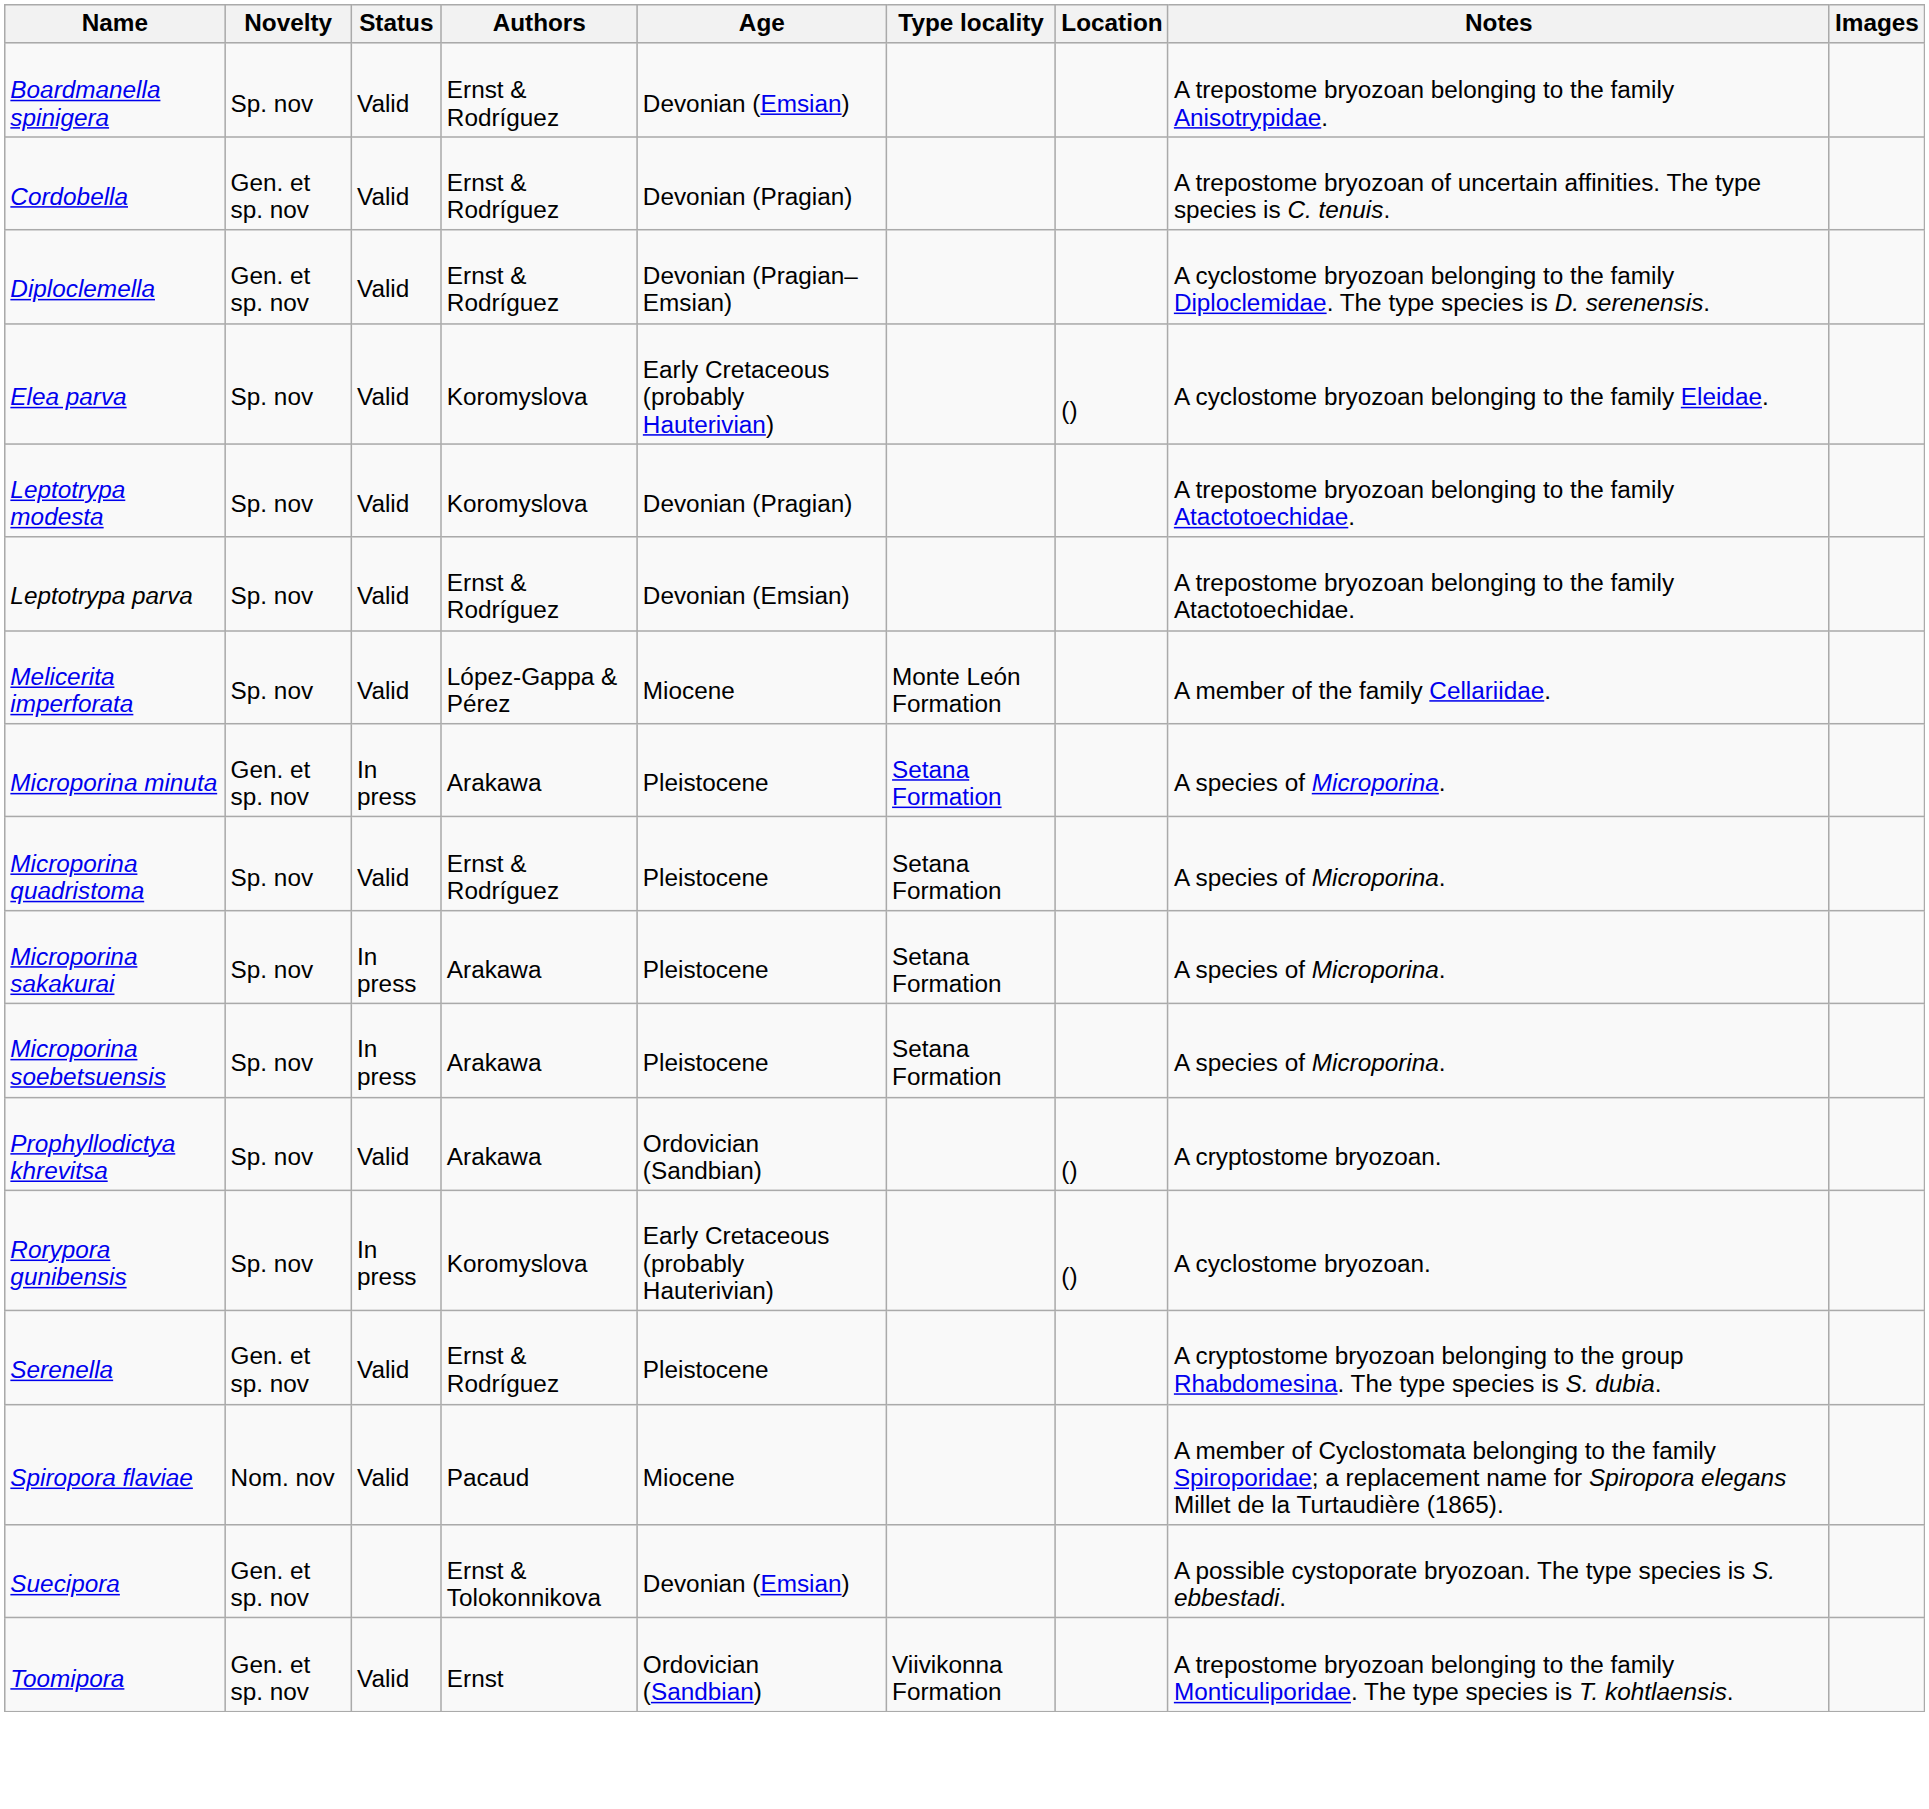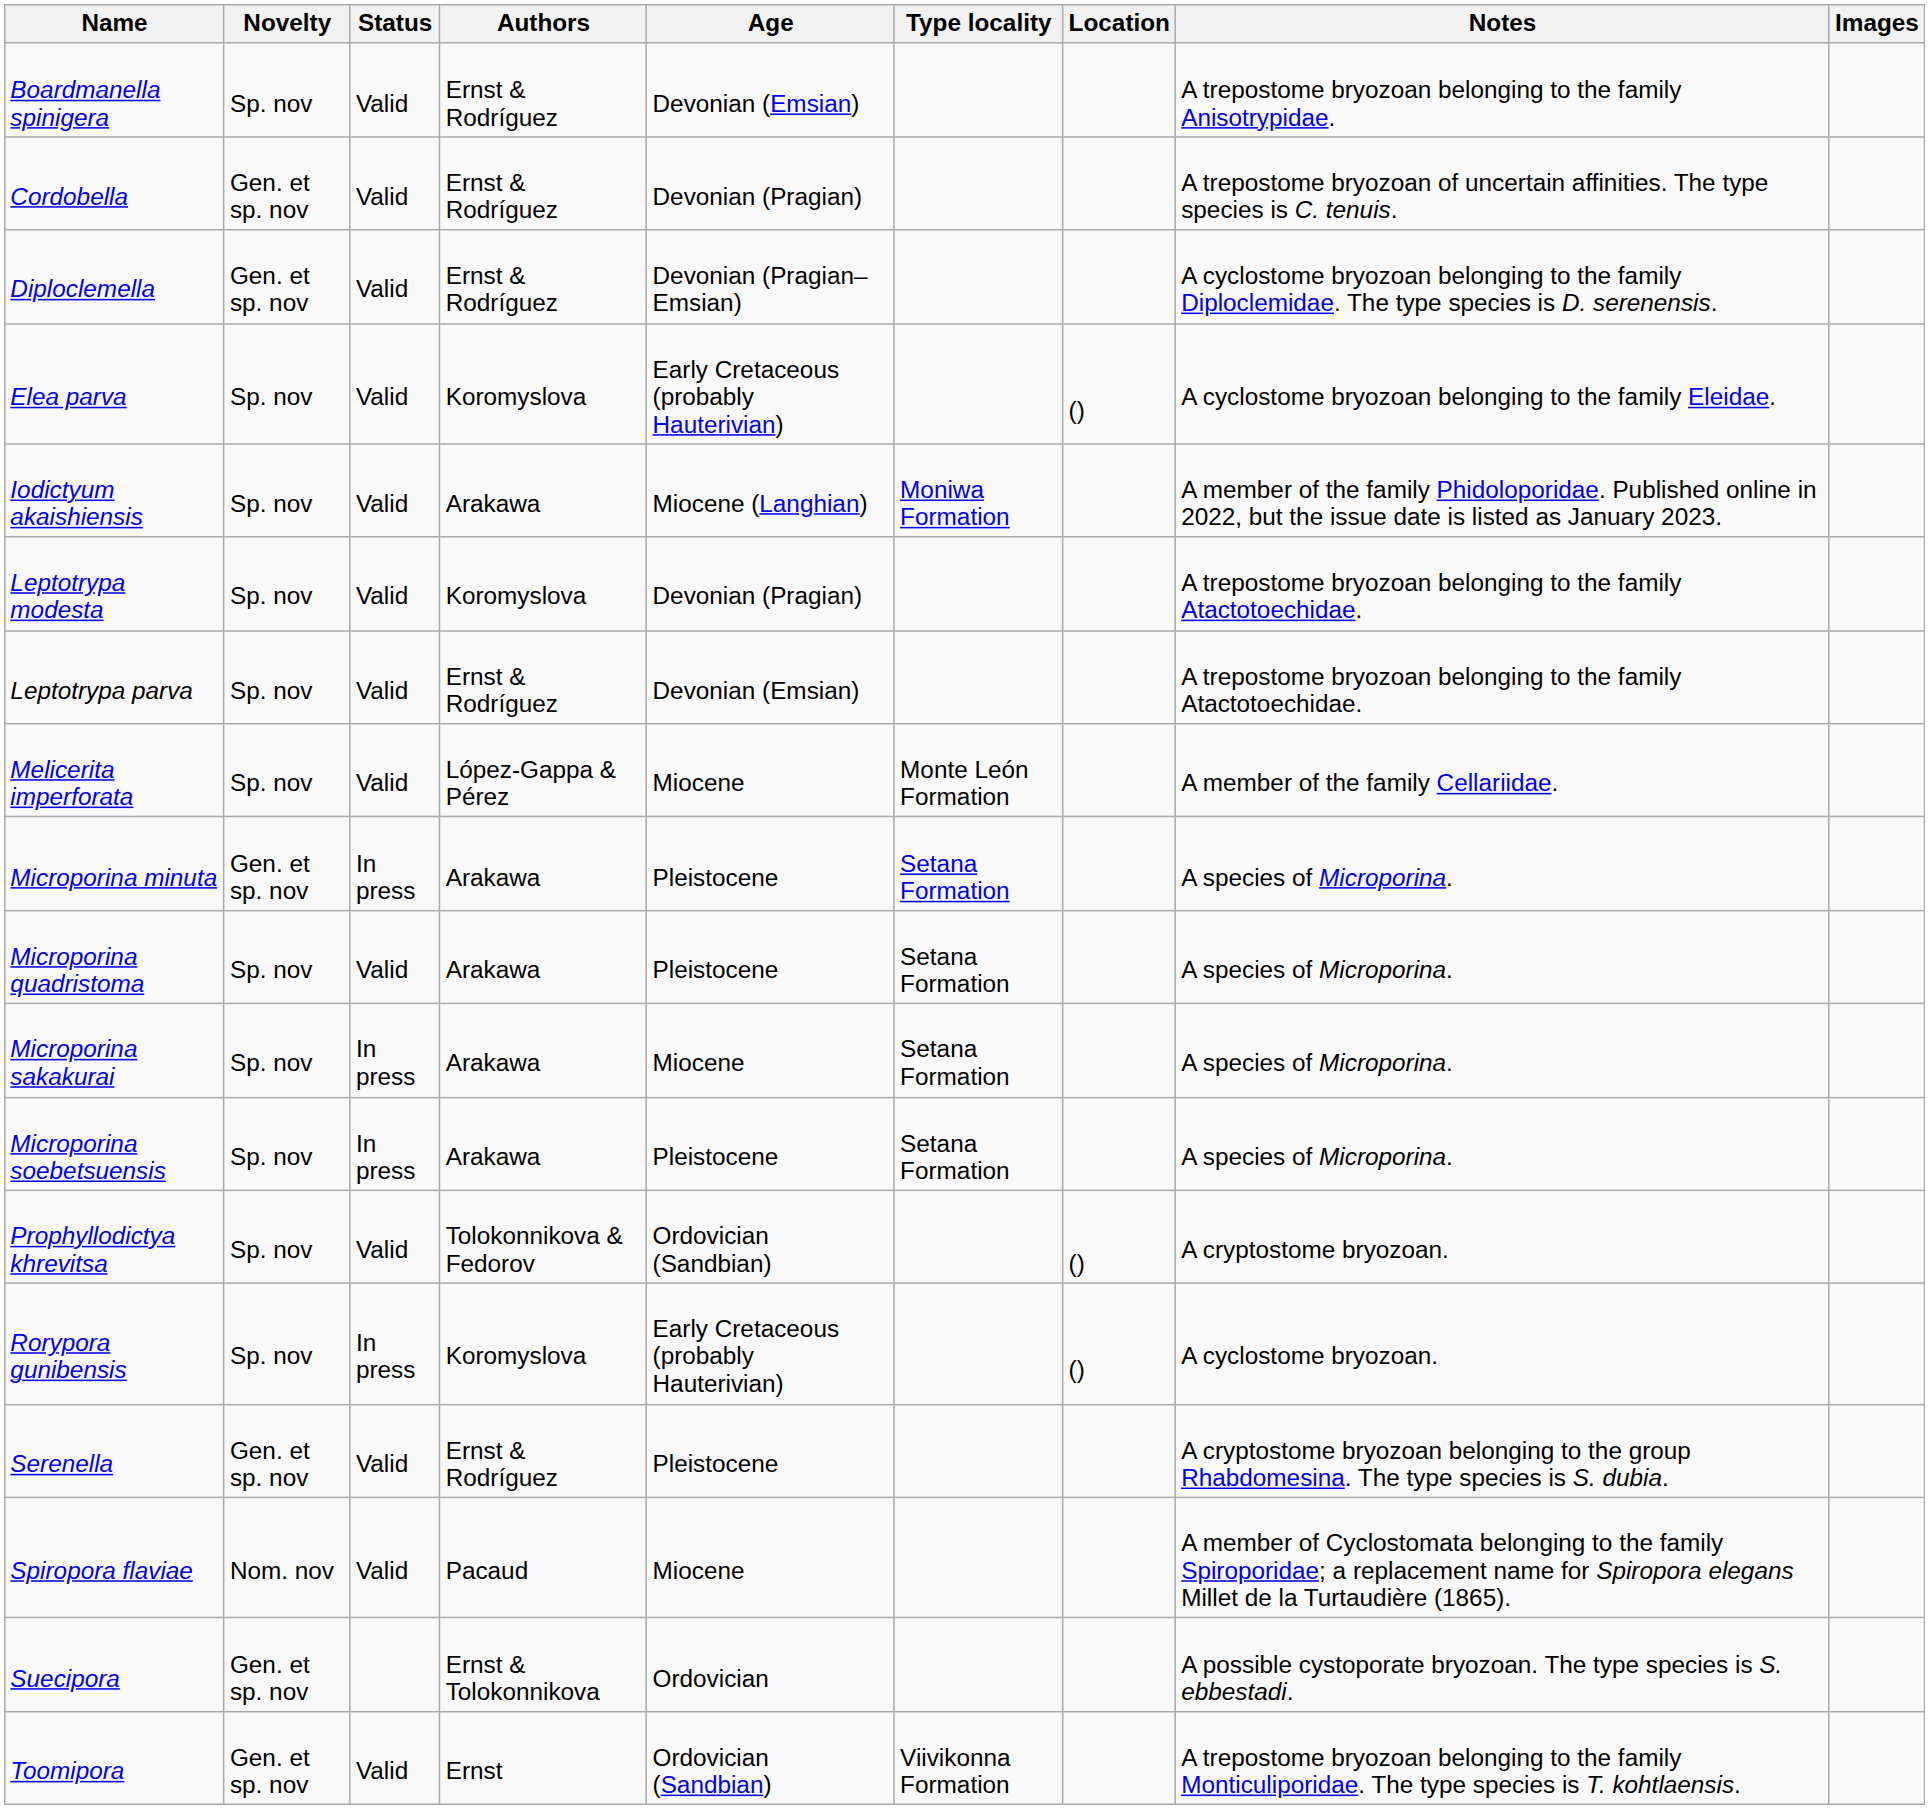+ row: (77, 503)
(503, 877) Ernst & Rodríguez -> (493, 970) Arakawa
(706, 970) Pleistocene -> (699, 1063) Miocene
(494, 1156) Arakawa -> (534, 1250) Tolokonnikova & Fedorov
(746, 1584) Devonian (Emsian) -> (711, 1678) Ordovician
